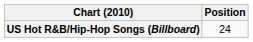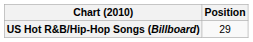(225, 29) 24 -> (225, 29) 29
